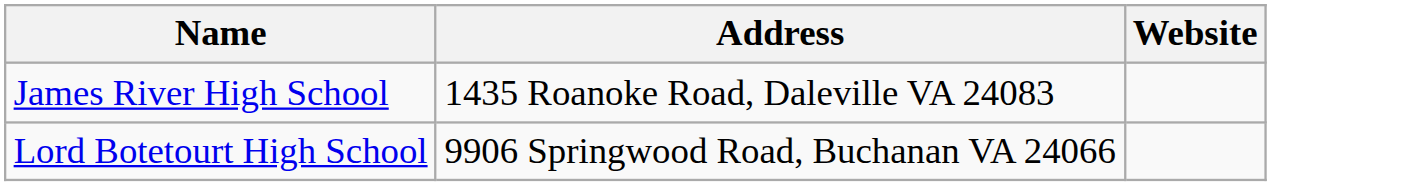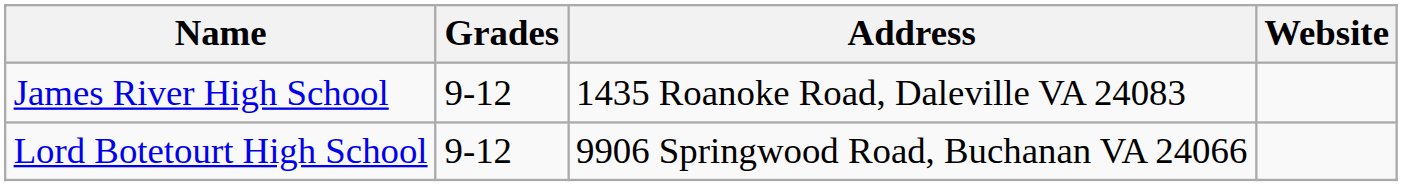+ column: (502, 33)
